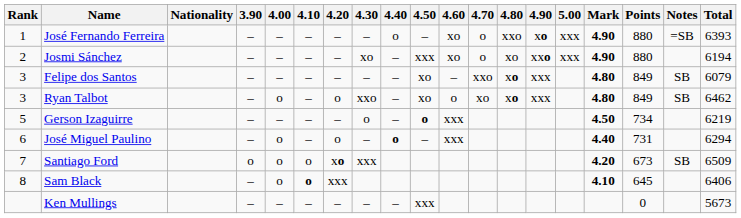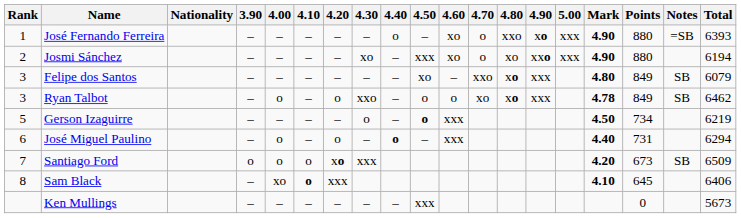(425, 98) xo -> (425, 98) o
(603, 98) 4.80 -> (603, 98) 4.78
(280, 181) o -> (280, 181) xo
